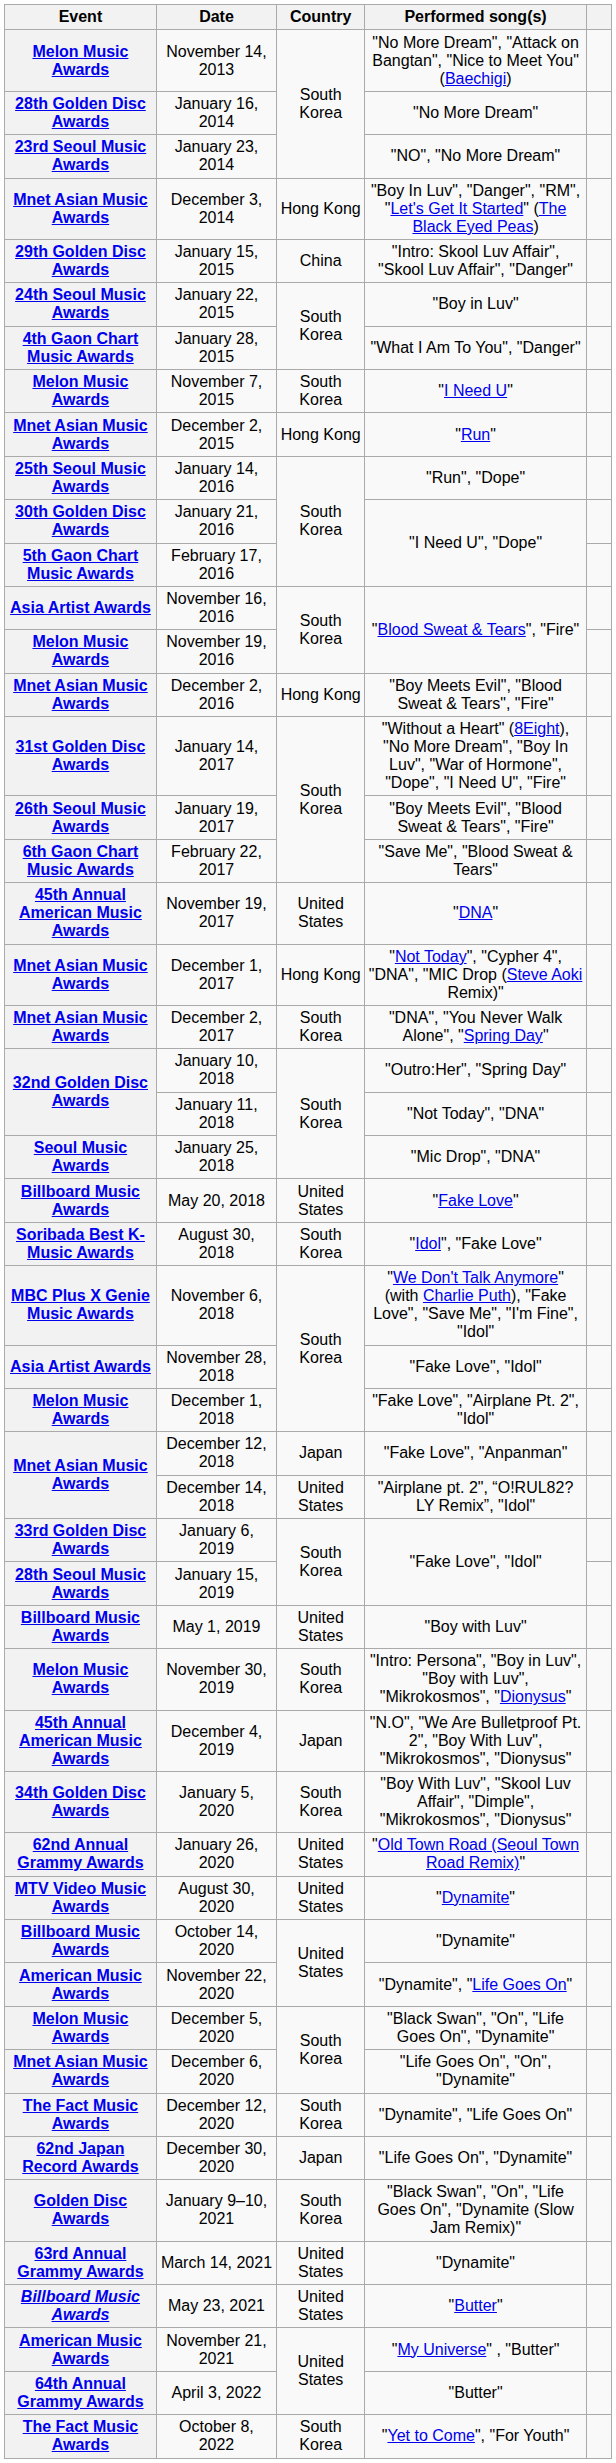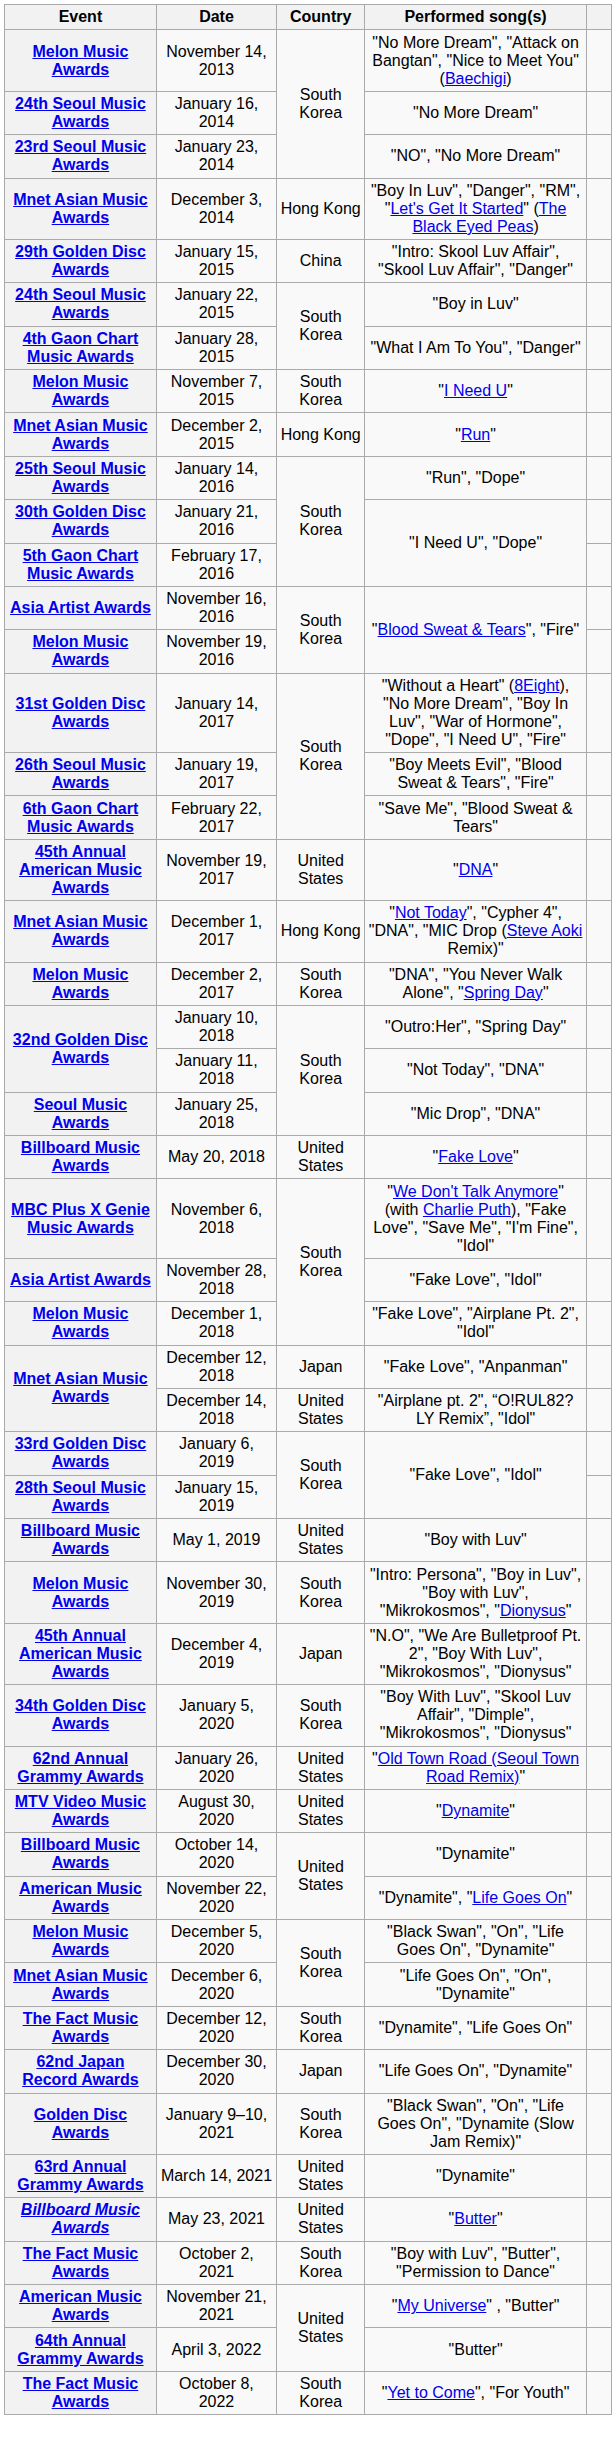(80, 112) 28th Golden Disc Awards -> (80, 112) 24th Seoul Music Awards
- row: (216, 694)
(80, 1027) Mnet Asian Music Awards -> (80, 983) Melon Music Awards
- row: (216, 1243)
+ row: (216, 2262)
